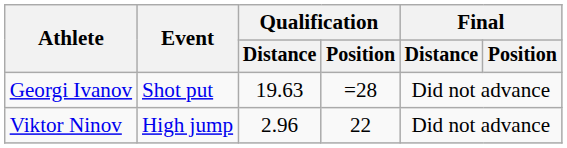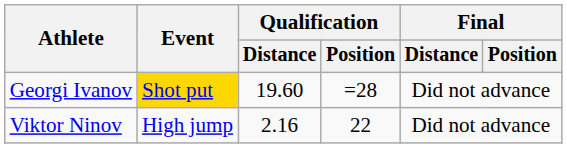(178, 90) no background -> (178, 90) gold background
(280, 90) 19.63 -> (280, 90) 19.60
(280, 125) 2.96 -> (280, 125) 2.16
